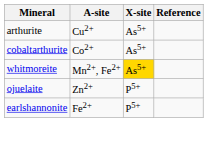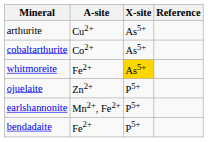(96, 69) Mn2+, Fe2+ -> (82, 69) Fe2+
(82, 107) Fe2+ -> (96, 107) Mn2+, Fe2+
+ row: (29, 127)
